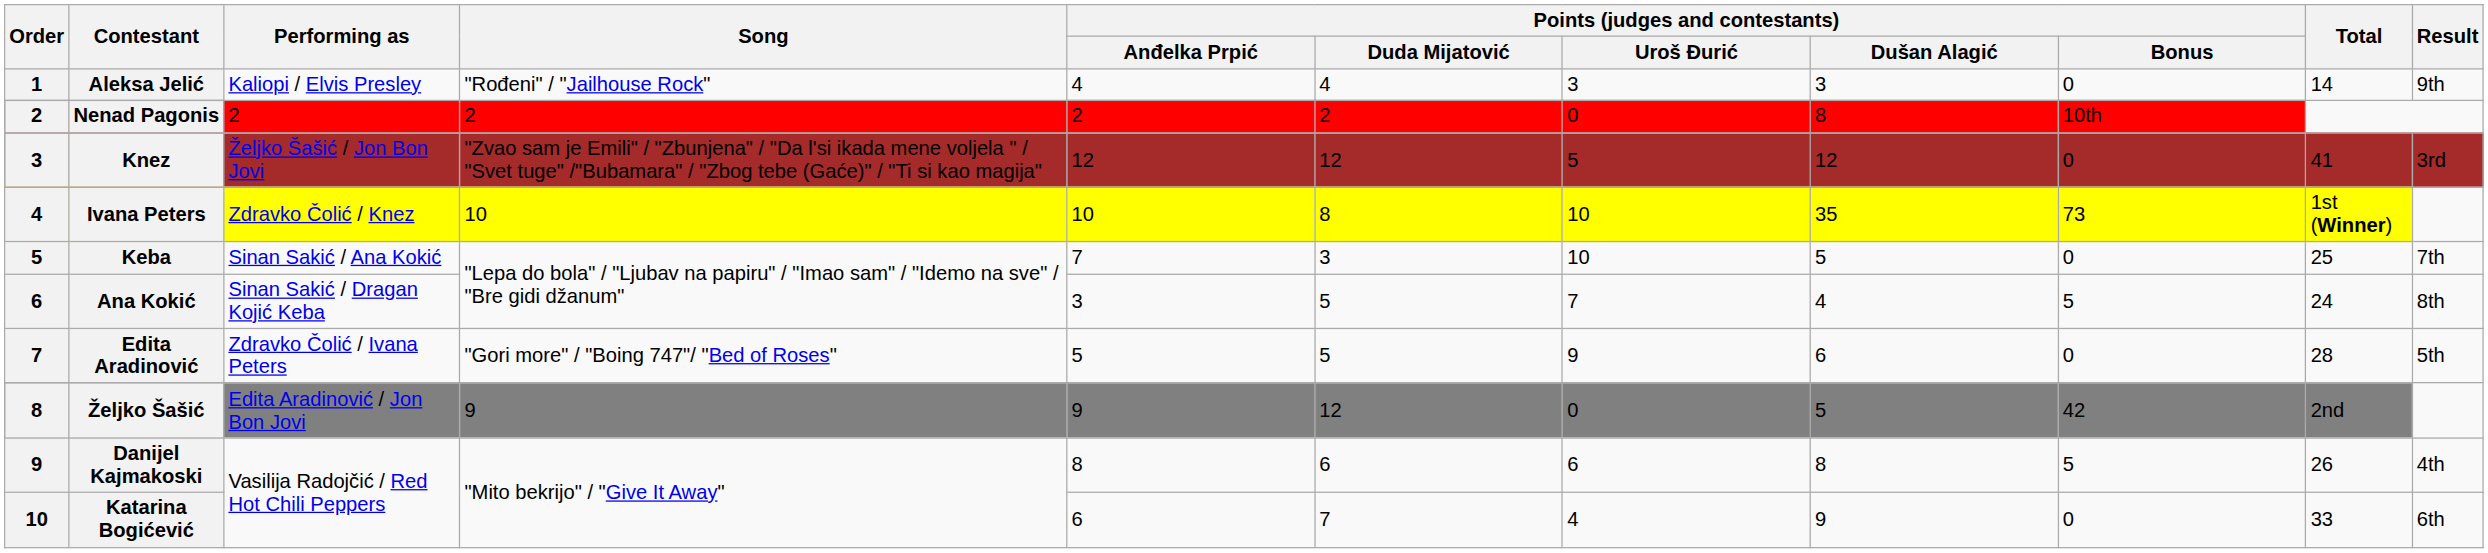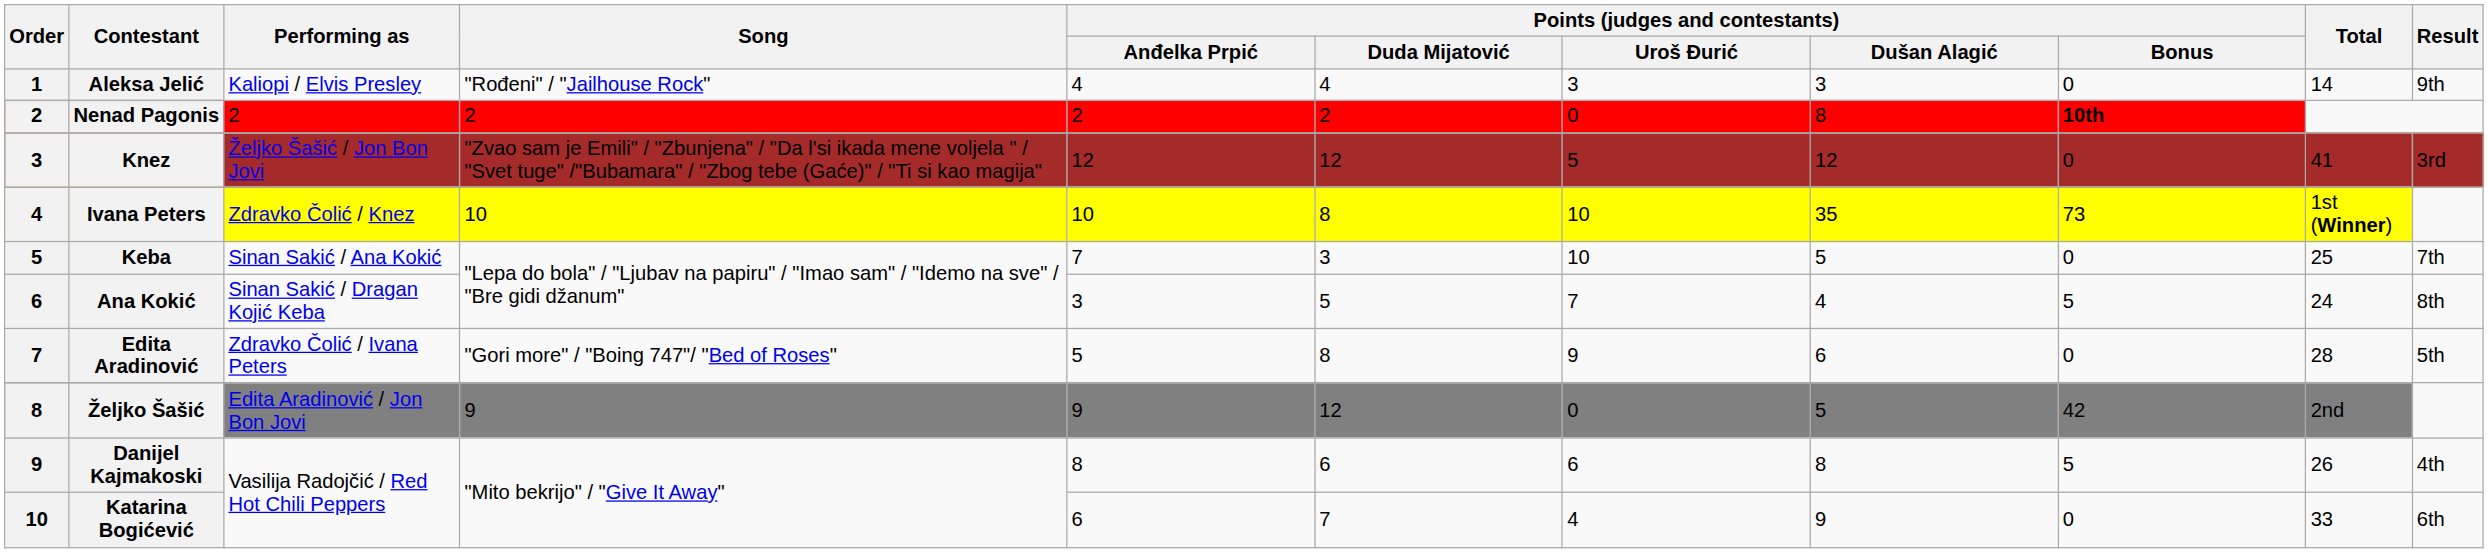(2082, 116) normal -> (2084, 116) bold
(1325, 355) 5 -> (1325, 355) 8
